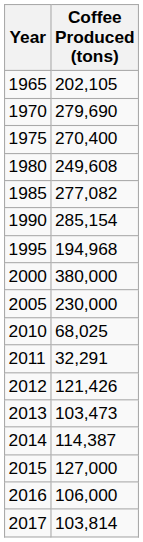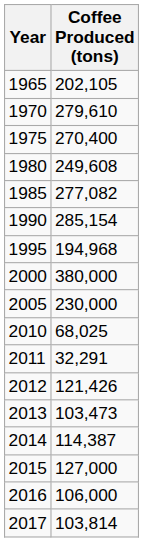(86, 111) 279,690 -> (86, 111) 279,610
